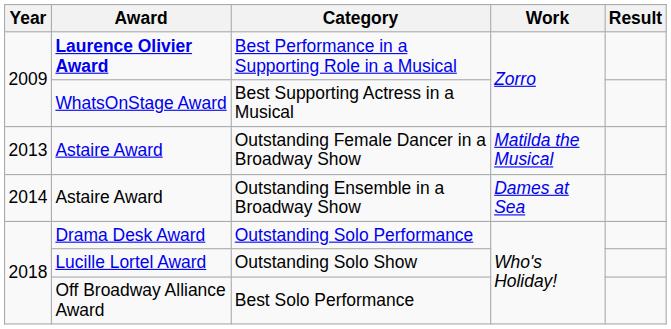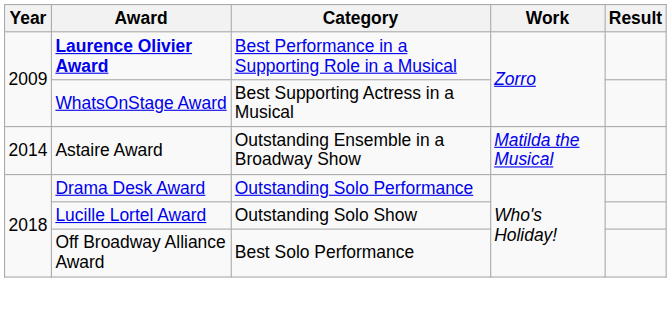- row: (360, 150)
(531, 197) Dames at Sea -> (537, 150) Matilda the Musical
